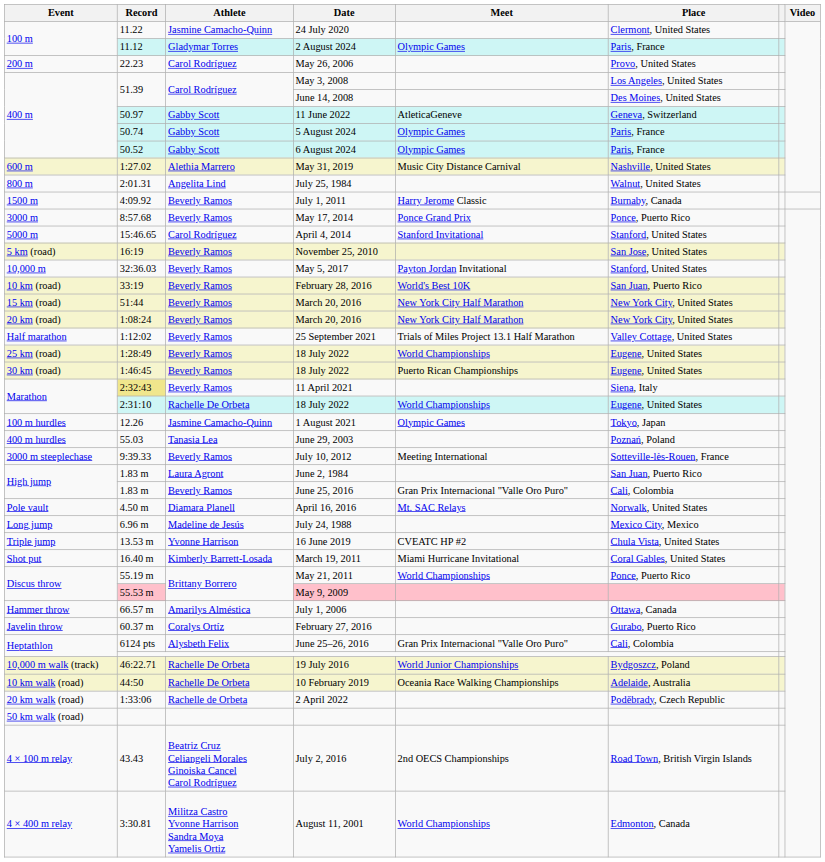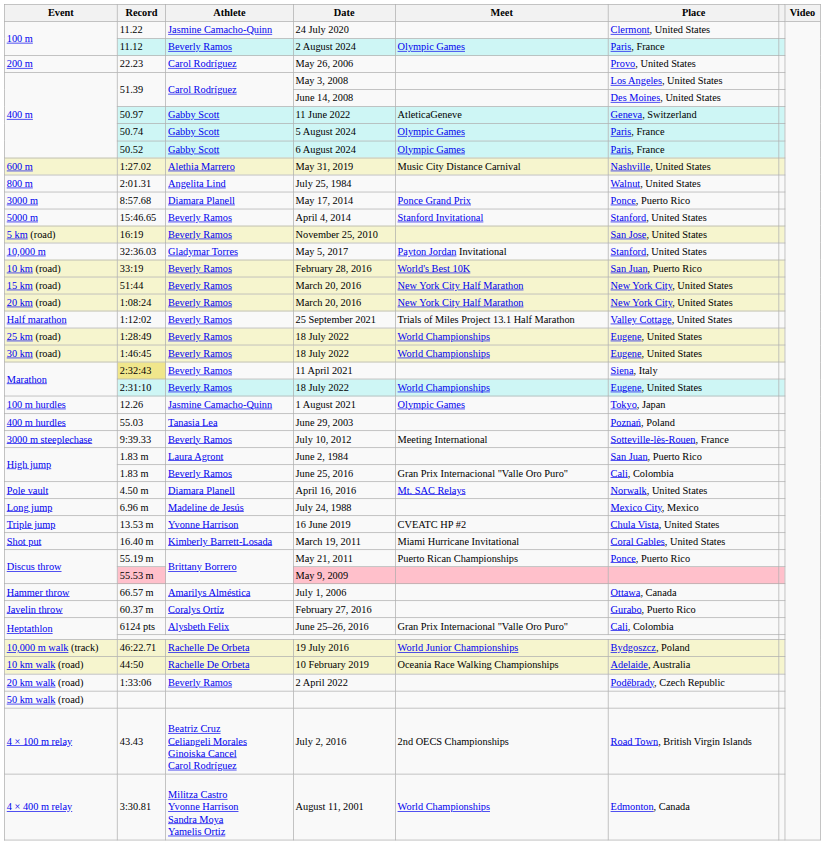(203, 47) Gladymar Torres -> (200, 47) Beverly Ramos
- row: (22, 200)
(200, 217) Beverly Ramos -> (201, 200) Diamara Planell
(202, 234) Carol Rodríguez -> (200, 217) Beverly Ramos
(200, 268) Beverly Ramos -> (203, 251) Gladymar Torres
(458, 371) Puerto Rican Championships -> (444, 354) World Championships
(209, 405) Rachelle De Orbeta -> (200, 388) Beverly Ramos
(444, 575) World Championships -> (458, 558) Puerto Rican Championships
(208, 699) Rachelle de Orbeta -> (200, 682) Beverly Ramos
